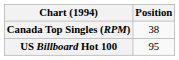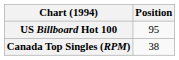rows swapped: (69, 30) <-> (69, 47)
